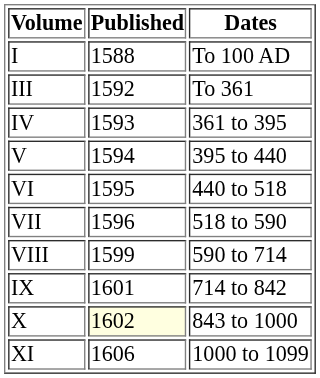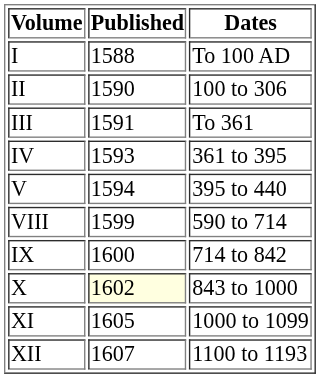+ row: (18, 89)
(113, 89) 1592 -> (113, 122) 1591
- row: (23, 188)
- row: (26, 221)
(113, 288) 1601 -> (113, 254) 1600
(113, 354) 1606 -> (113, 321) 1605
+ row: (26, 354)
